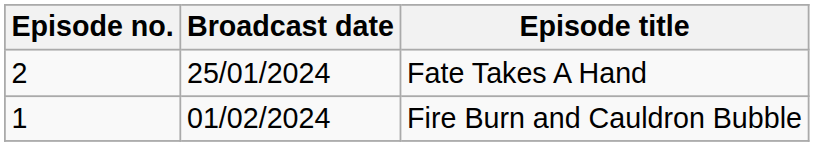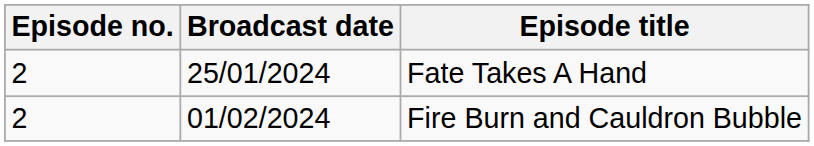(19, 118) 1 -> (19, 118) 2
